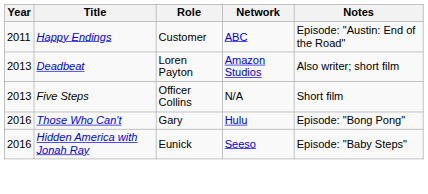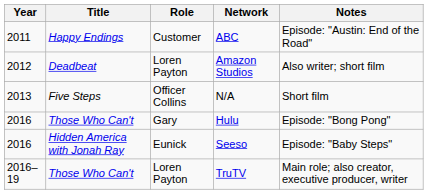(19, 66) 2013 -> (19, 66) 2012
+ row: (231, 174)
